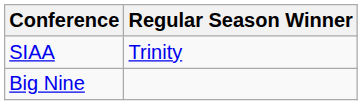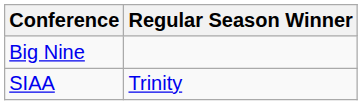rows swapped: (47, 83) <-> (32, 52)
